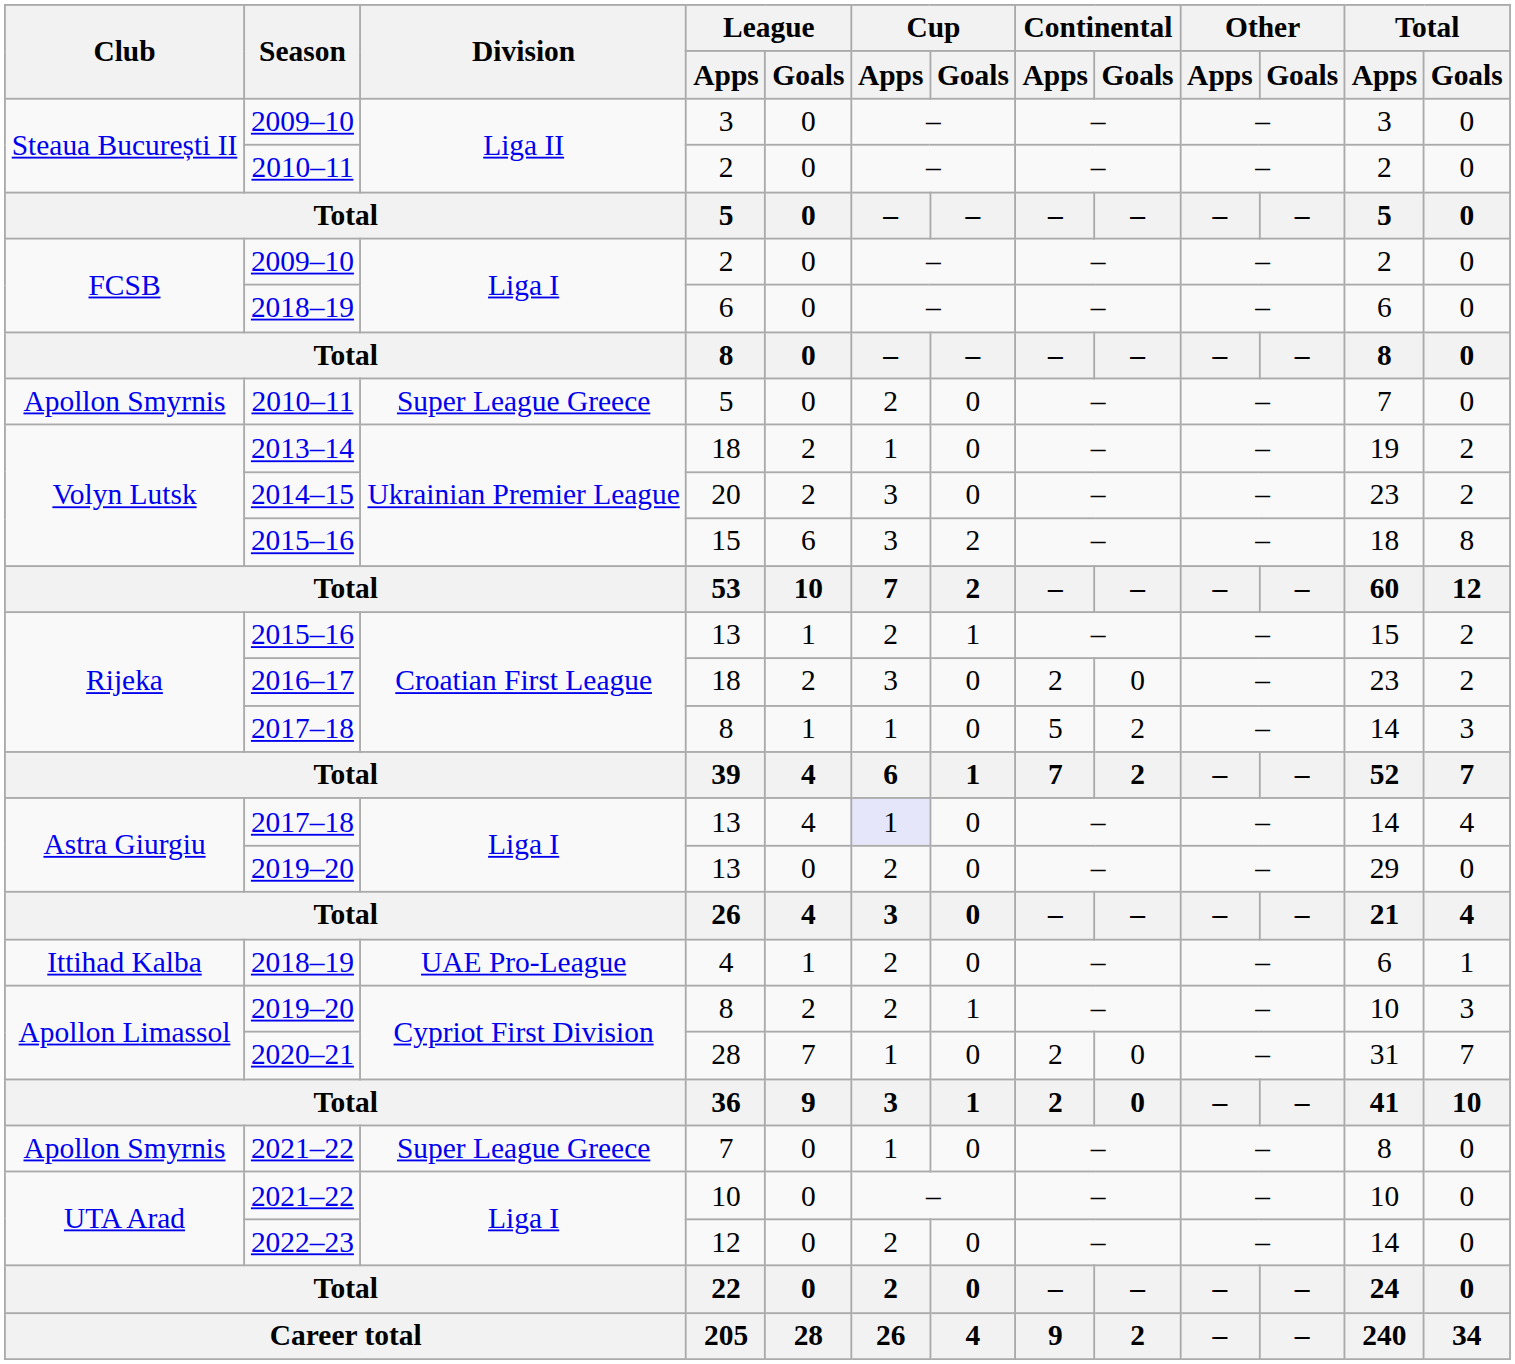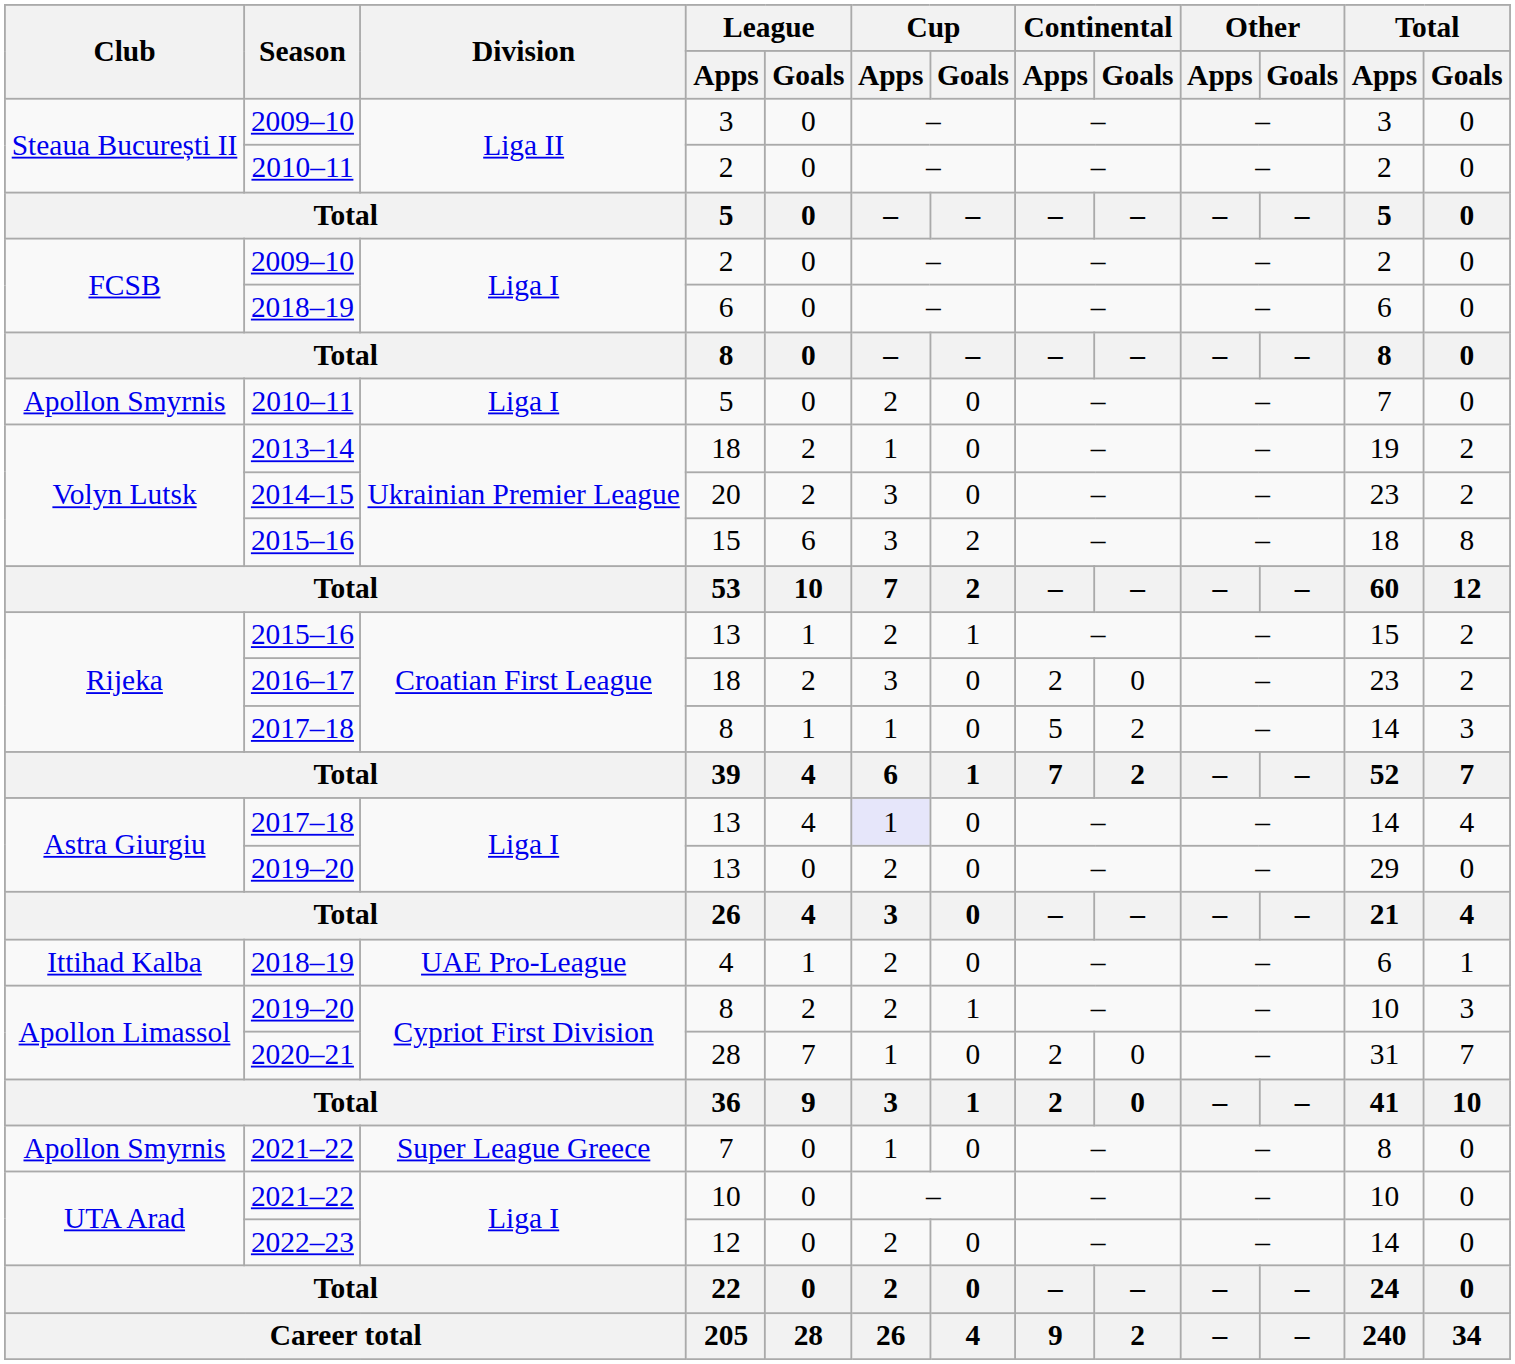(524, 401) Super League Greece -> (524, 401) Liga I
